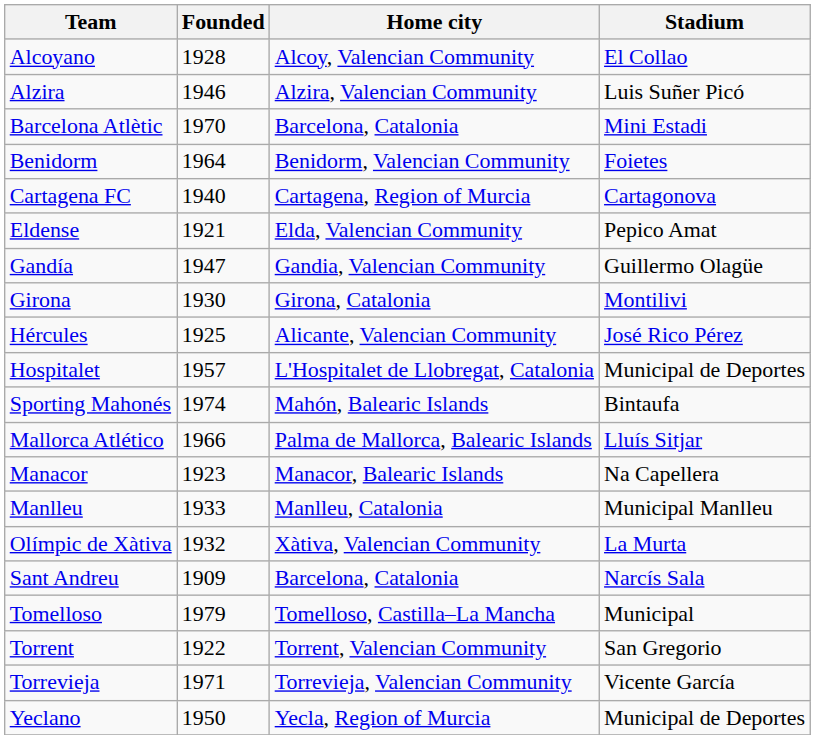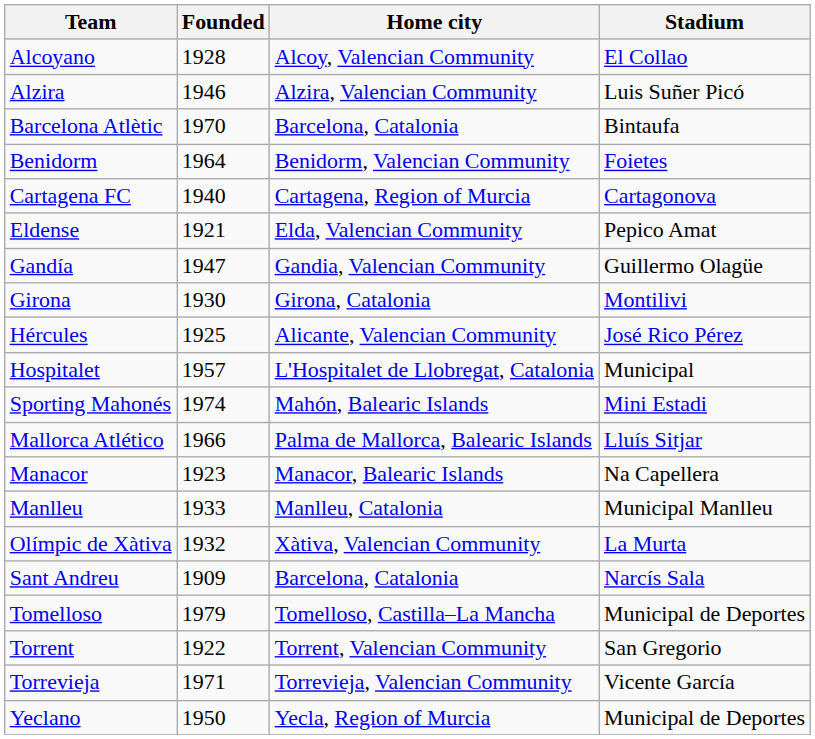(656, 126) Mini Estadi -> (642, 126) Bintaufa
(704, 369) Municipal de Deportes -> (649, 369) Municipal
(642, 404) Bintaufa -> (656, 404) Mini Estadi
(649, 612) Municipal -> (704, 612) Municipal de Deportes
